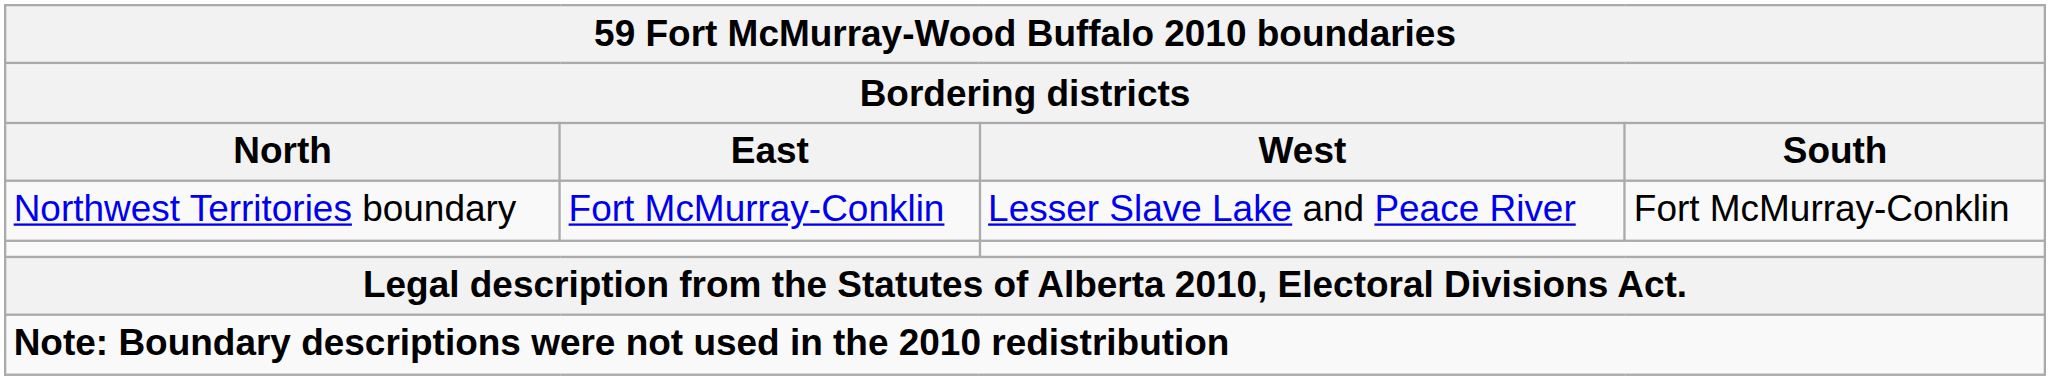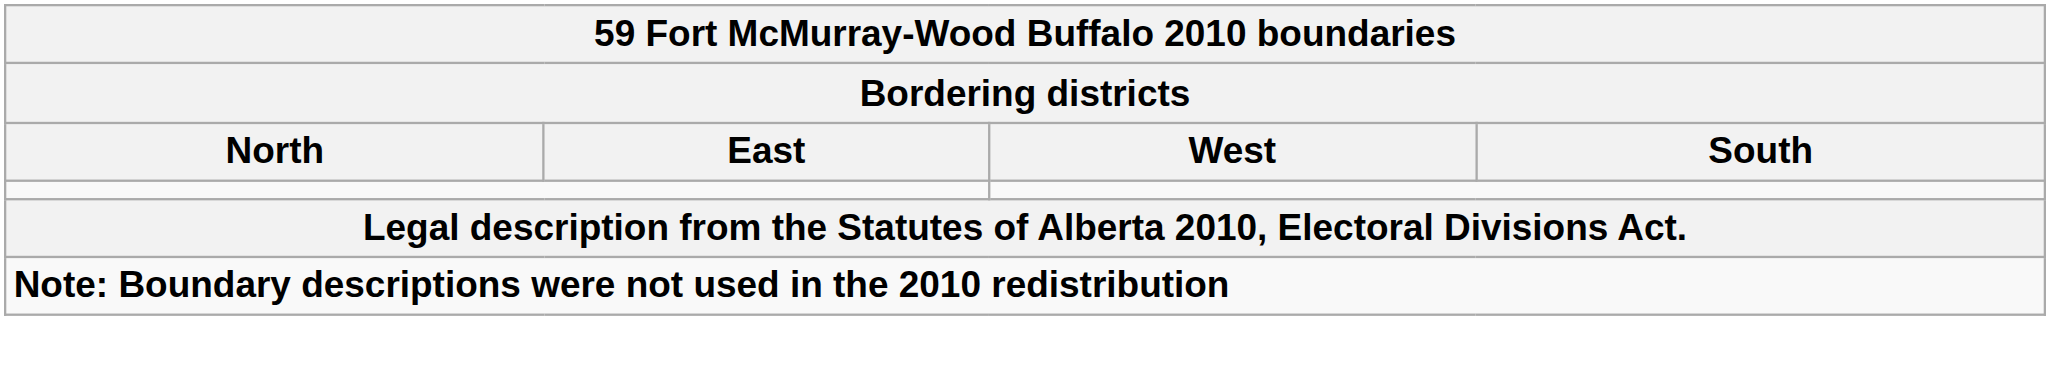- row: (265, 209)
